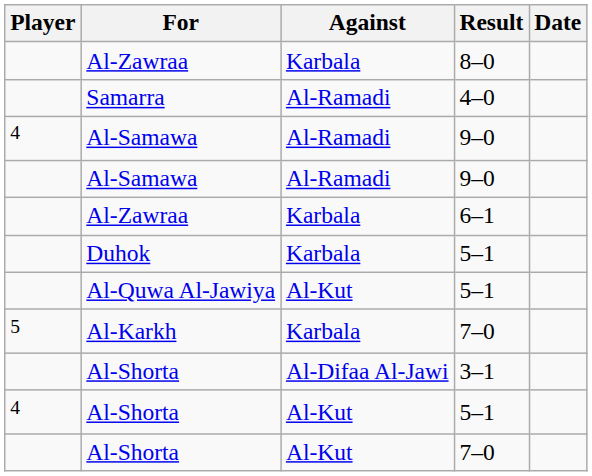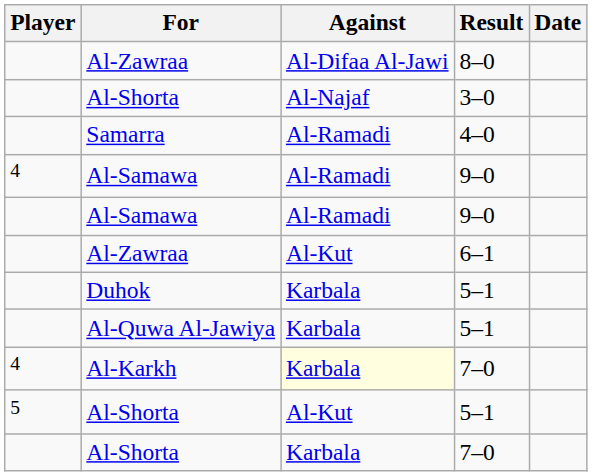(323, 60) Karbala -> (367, 60) Al-Difaa Al-Jawi
+ row: (133, 97)
(323, 216) Karbala -> (319, 253) Al-Kut
(319, 290) Al-Kut -> (323, 327) Karbala
(15, 326) 5 -> (15, 363) 4
(323, 331) no background -> (323, 368) lightyellow background
- row: (133, 371)
(15, 407) 4 -> (15, 407) 5
(319, 452) Al-Kut -> (323, 452) Karbala
